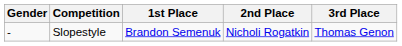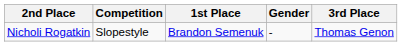columns swapped: (27, 13) <-> (268, 13)
